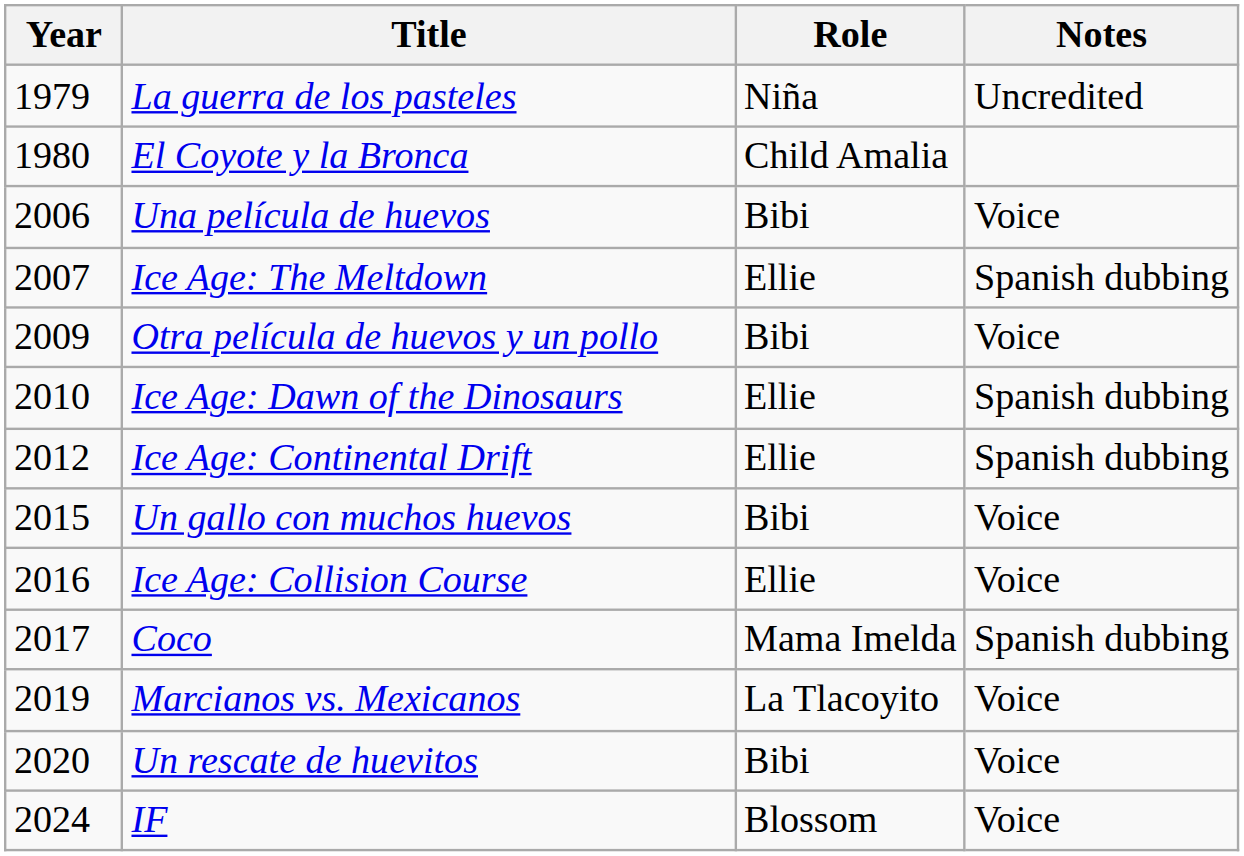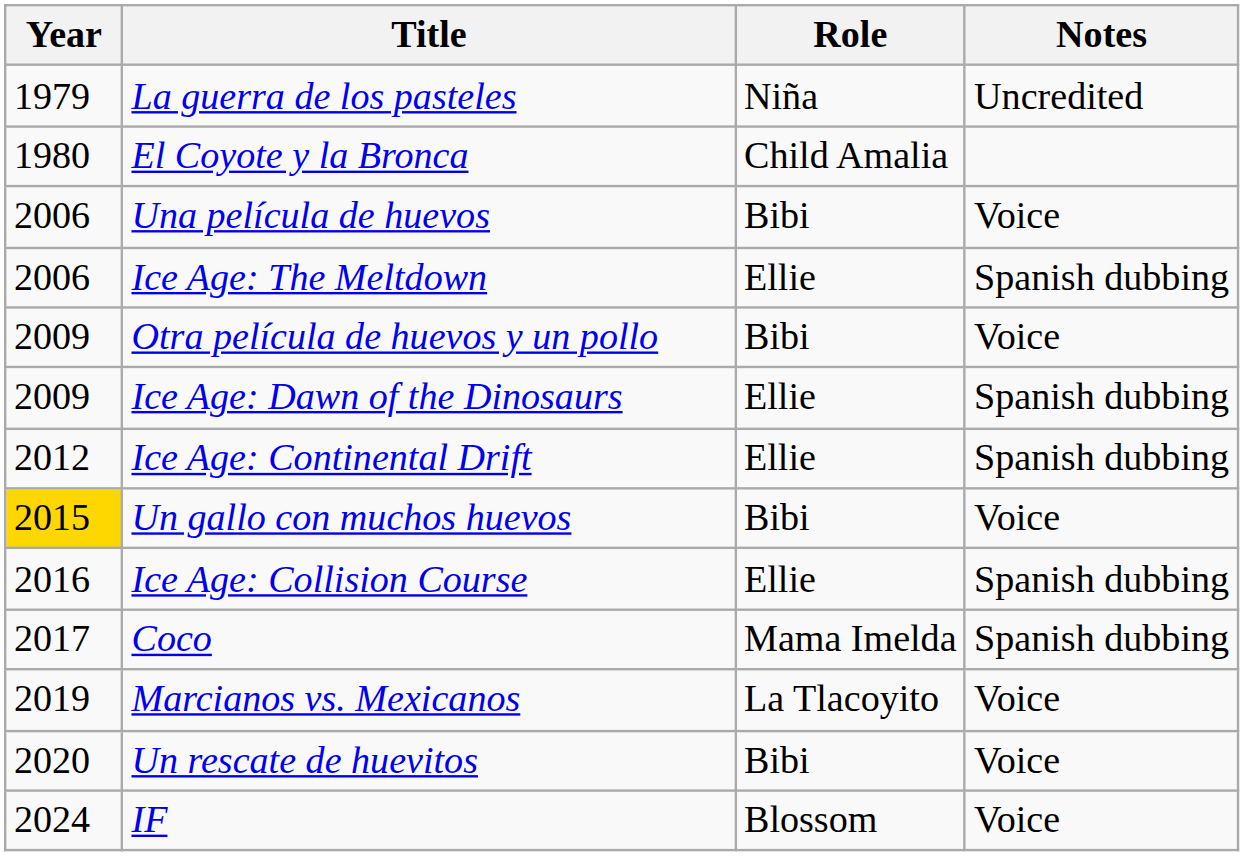(52, 276) 2007 -> (52, 276) 2006
(52, 397) 2010 -> (52, 397) 2009
(52, 517) no background -> (52, 517) gold background
(1017, 578) Voice -> (1102, 578) Spanish dubbing
